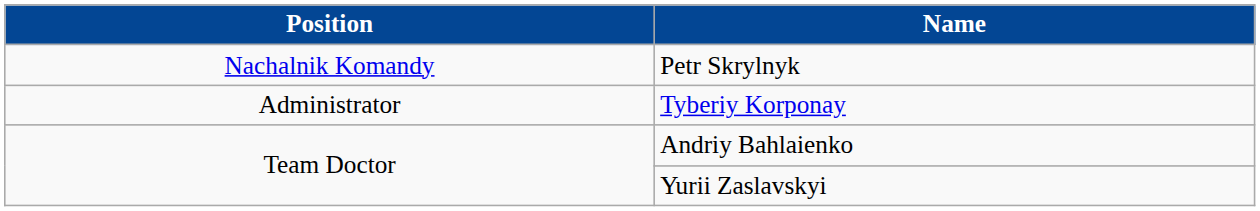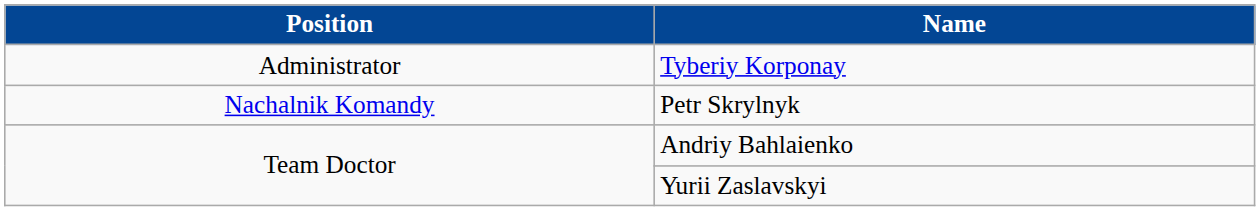rows swapped: (753, 104) <-> (730, 64)
